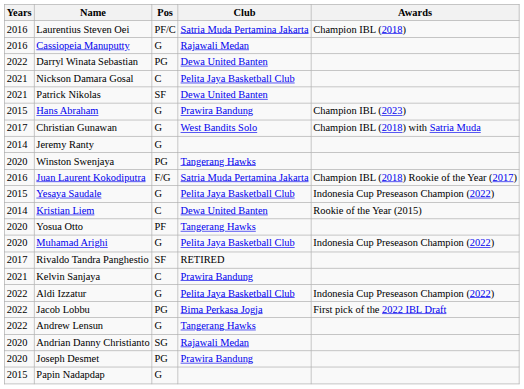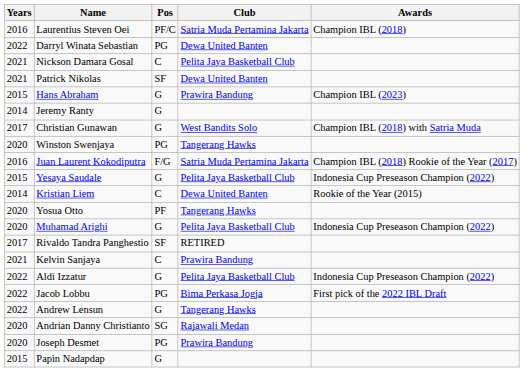- row: (83, 45)
rows swapped: (65, 144) <-> (77, 128)
